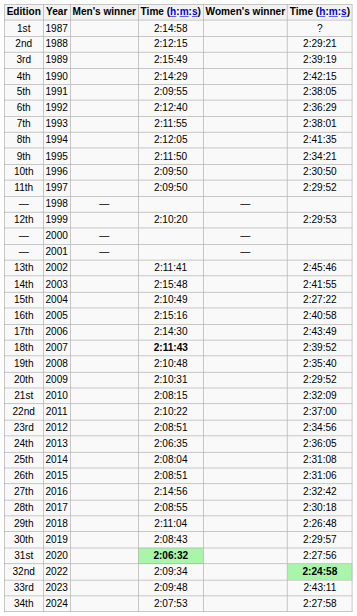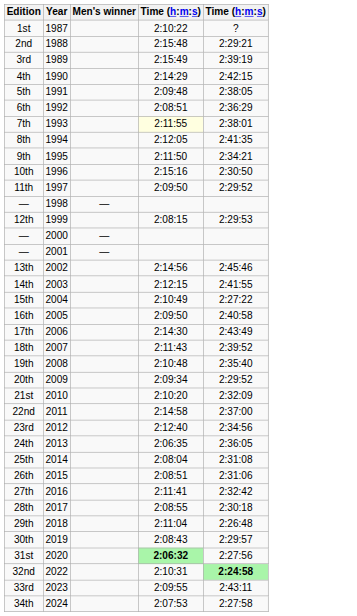- column: (245, 12)
(171, 28) 2:14:58 -> (171, 28) 2:10:22
(171, 44) 2:12:15 -> (171, 44) 2:15:48
(171, 92) 2:09:55 -> (171, 92) 2:09:48
(171, 108) 2:12:40 -> (171, 108) 2:08:51
(171, 124) no background -> (171, 124) lightyellow background
(171, 172) 2:09:50 -> (171, 172) 2:15:16
(171, 220) 2:10:20 -> (171, 220) 2:08:15
(171, 268) 2:11:41 -> (171, 268) 2:14:56
(171, 284) 2:15:48 -> (171, 284) 2:12:15
(171, 316) 2:15:16 -> (171, 316) 2:09:50
(171, 348) bold -> (171, 348) normal
(171, 380) 2:10:31 -> (171, 380) 2:09:34
(171, 396) 2:08:15 -> (171, 396) 2:10:20
(171, 412) 2:10:22 -> (171, 412) 2:14:58
(171, 428) 2:08:51 -> (171, 428) 2:12:40
(171, 492) 2:14:56 -> (171, 492) 2:11:41
(171, 572) 2:09:34 -> (171, 572) 2:10:31
(171, 587) 2:09:48 -> (171, 587) 2:09:55
